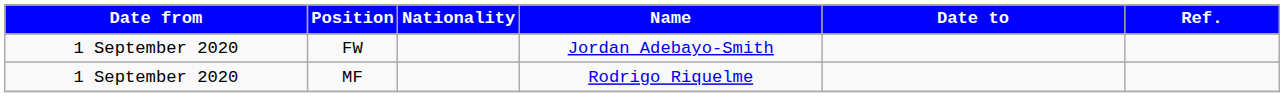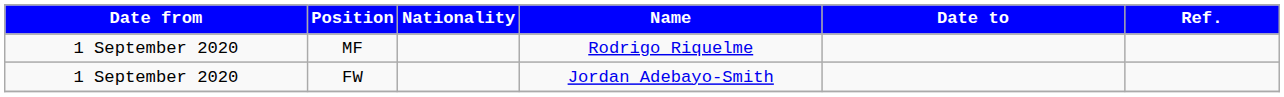rows swapped: (352, 77) <-> (352, 48)
